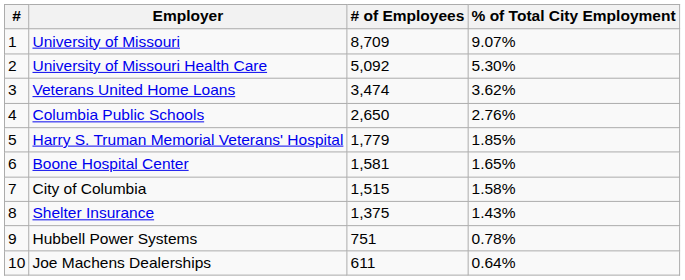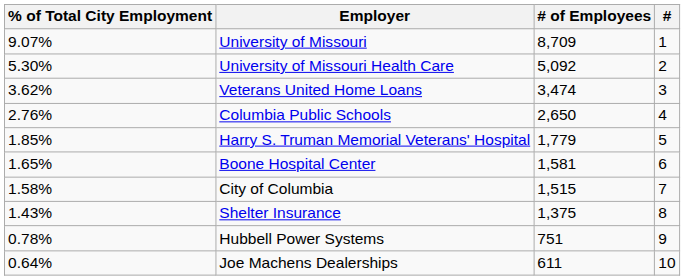columns swapped: (17, 16) <-> (574, 16)
